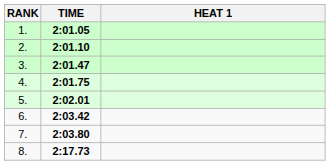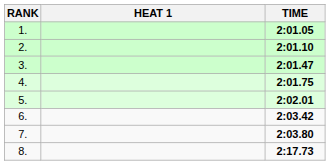columns swapped: (213, 13) <-> (71, 13)
